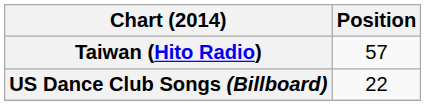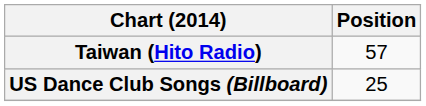(376, 84) 22 -> (376, 84) 25
